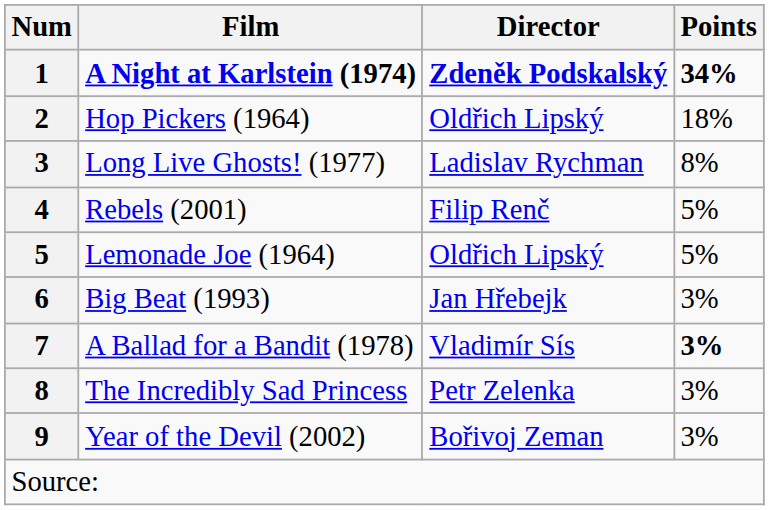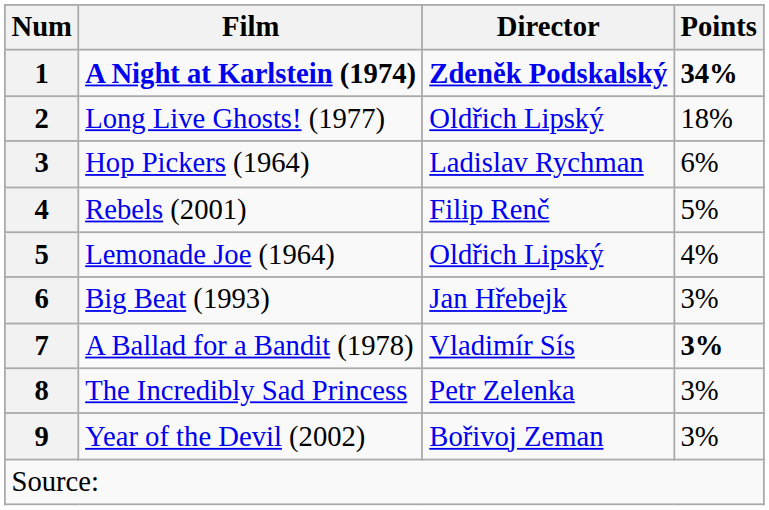(197, 118) Hop Pickers (1964) -> (235, 118) Long Live Ghosts! (1977)
(235, 163) Long Live Ghosts! (1977) -> (197, 163) Hop Pickers (1964)
(700, 163) 8% -> (700, 163) 6%
(700, 254) 5% -> (700, 254) 4%
